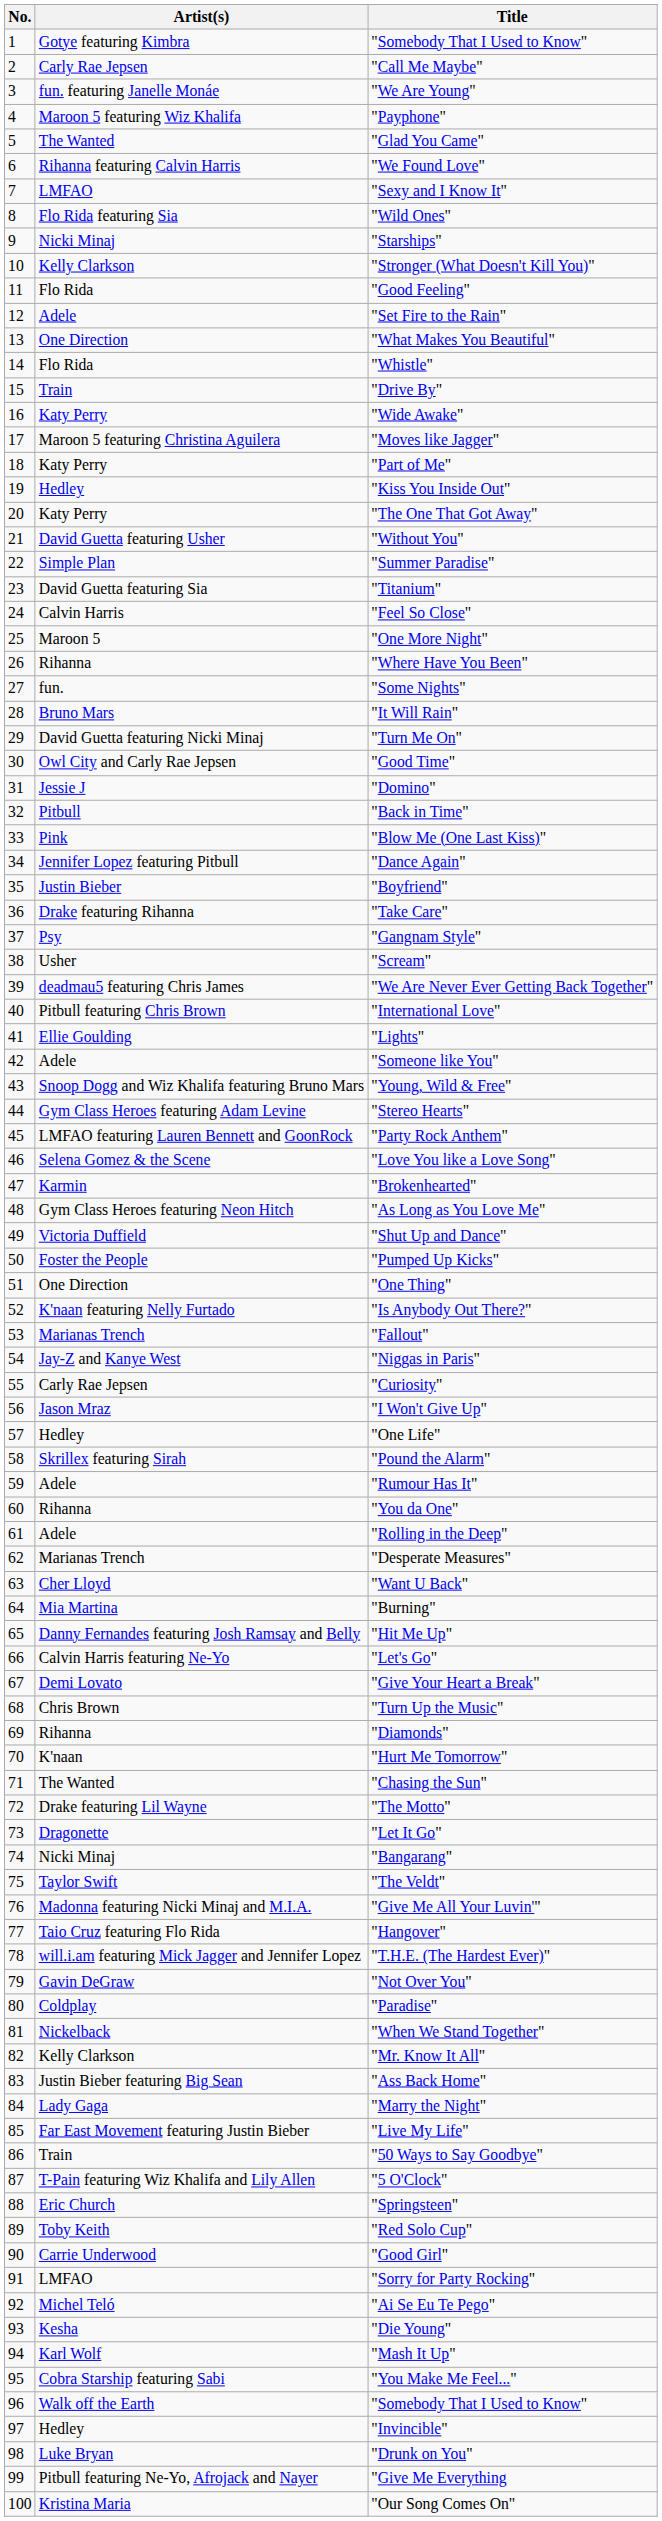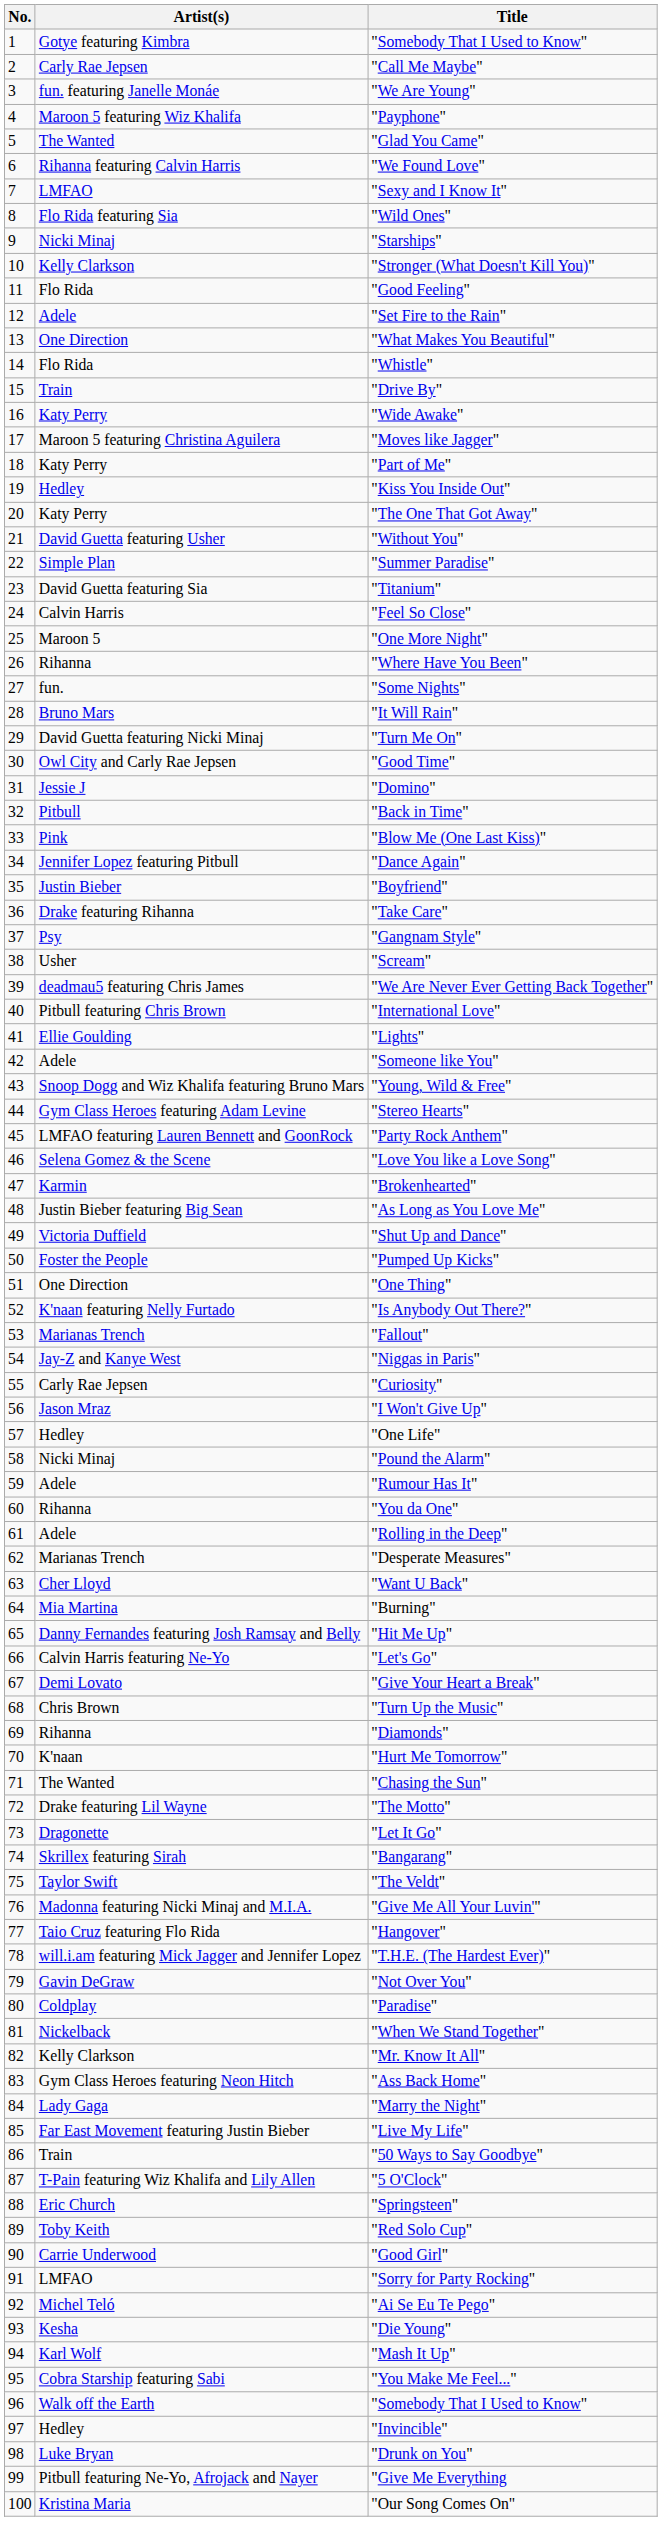(166, 1210) Gym Class Heroes featuring Neon Hitch -> (141, 1210) Justin Bieber featuring Big Sean
(112, 1459) Skrillex featuring Sirah -> (77, 1459) Nicki Minaj
(77, 1857) Nicki Minaj -> (112, 1857) Skrillex featuring Sirah
(141, 2080) Justin Bieber featuring Big Sean -> (166, 2080) Gym Class Heroes featuring Neon Hitch
